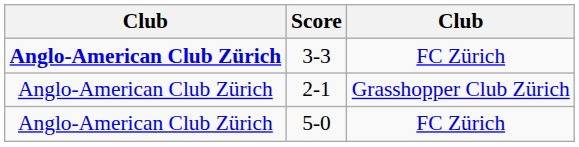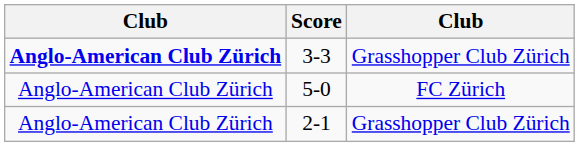(461, 55) FC Zürich -> (461, 55) Grasshopper Club Zürich
rows swapped: (316, 89) <-> (316, 123)
